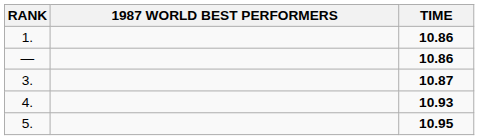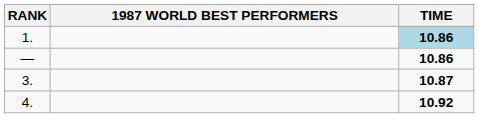(436, 37) no background -> (436, 37) lightblue background
(436, 102) 10.93 -> (436, 102) 10.92
- row: (27, 124)
